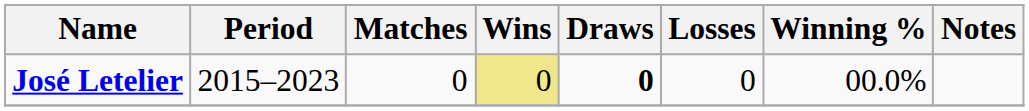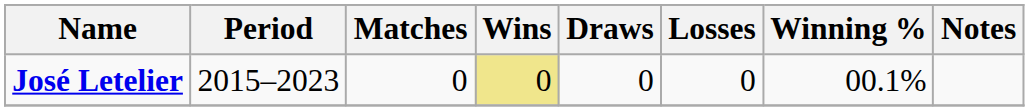(646, 79) bold -> (646, 79) normal
(886, 79) 00.0% -> (886, 79) 00.1%
